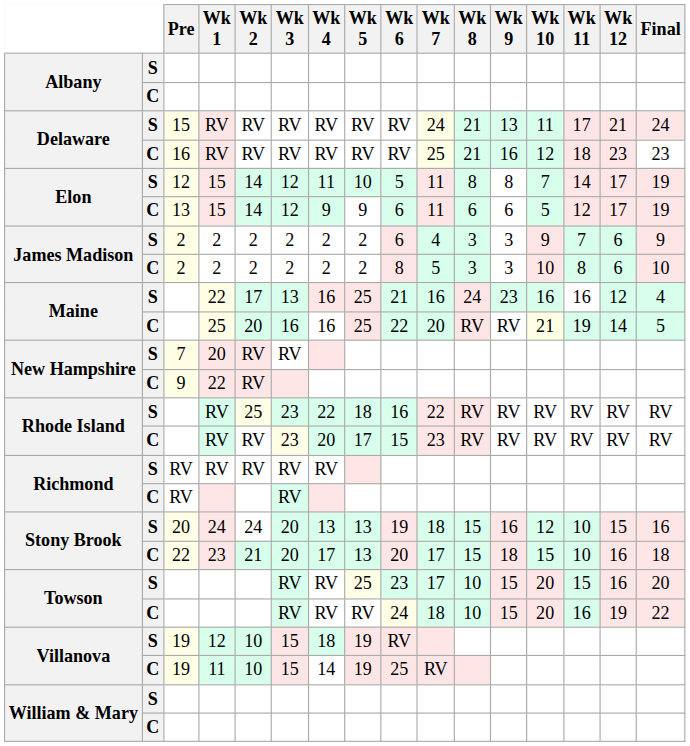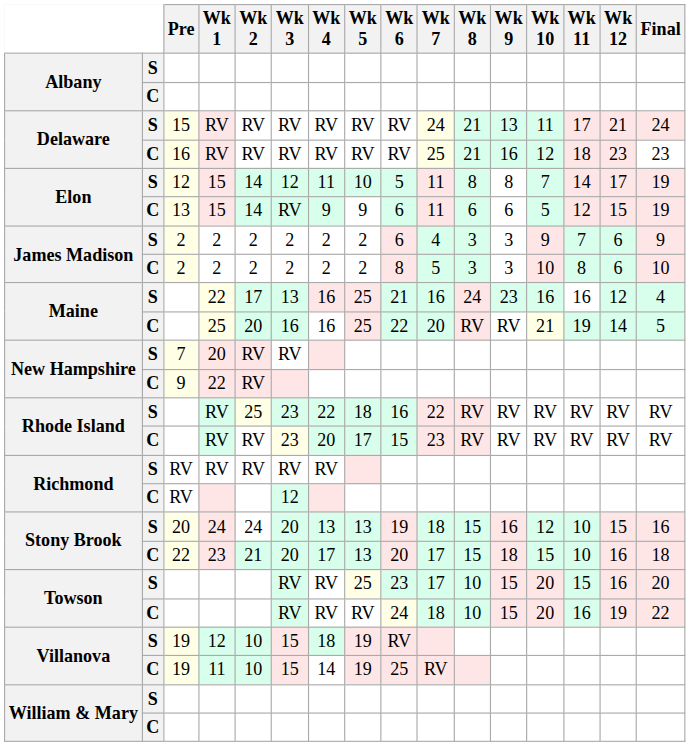(290, 211) 12 -> (290, 211) RV
(618, 211) 17 -> (618, 211) 15
(290, 497) RV -> (290, 497) 12
